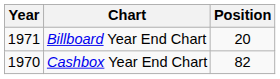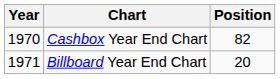rows swapped: (127, 62) <-> (127, 39)
